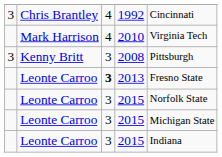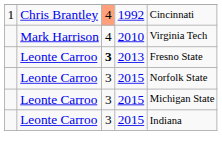(11, 15) 3 -> (11, 15) 1
(108, 15) no background -> (108, 15) lightsalmon background
- row: (52, 57)
